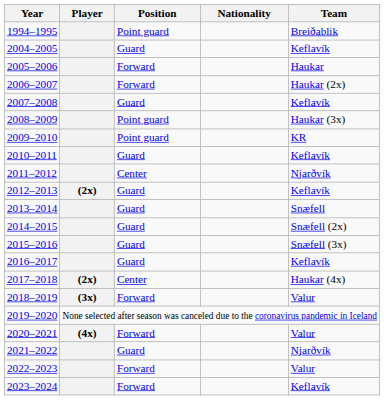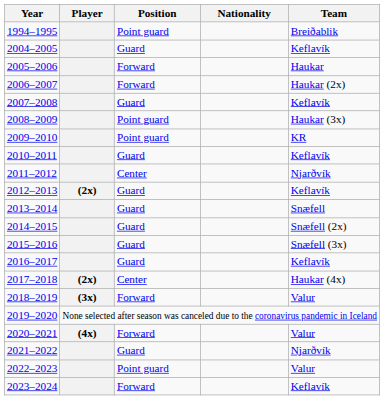(136, 368) Forward -> (143, 368) Point guard
